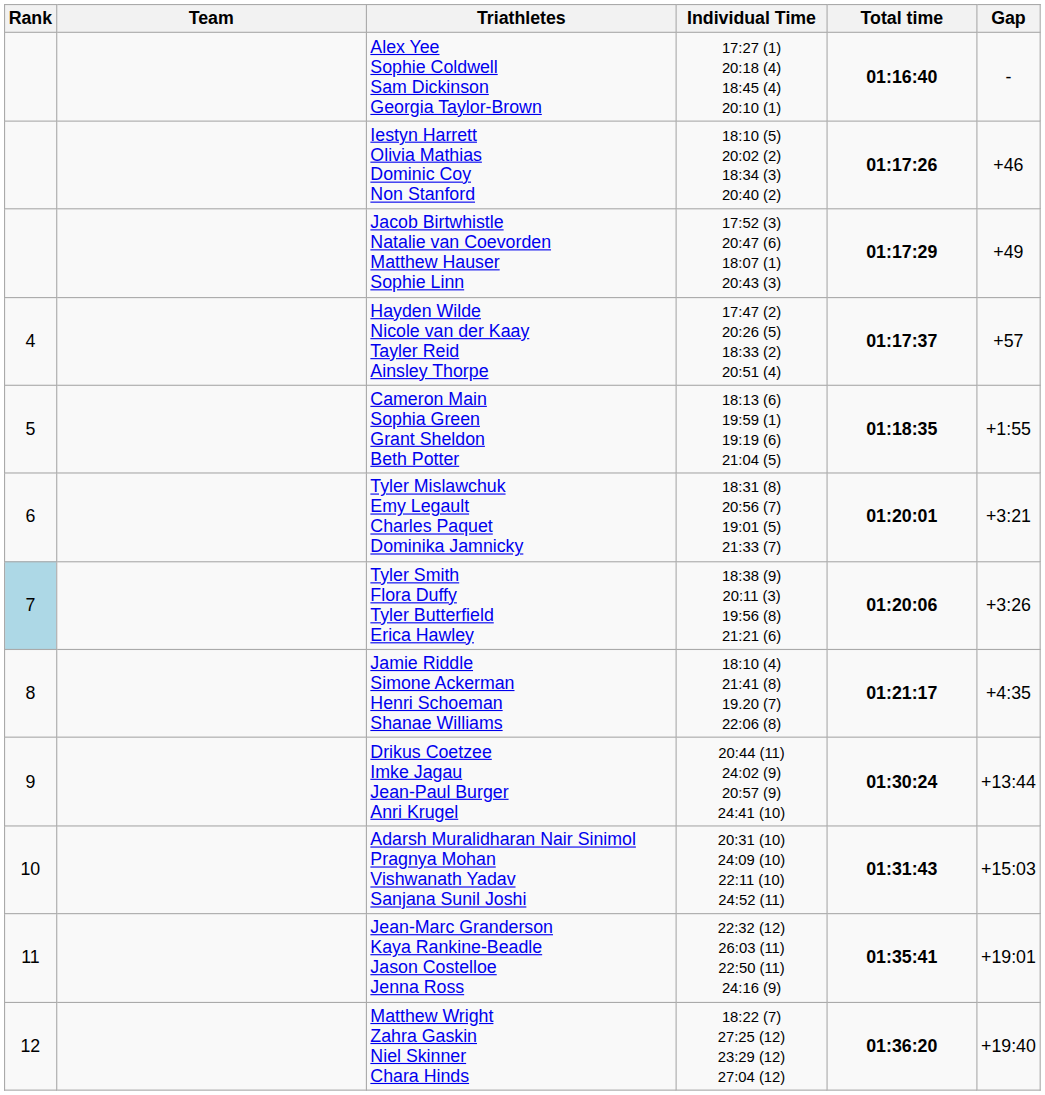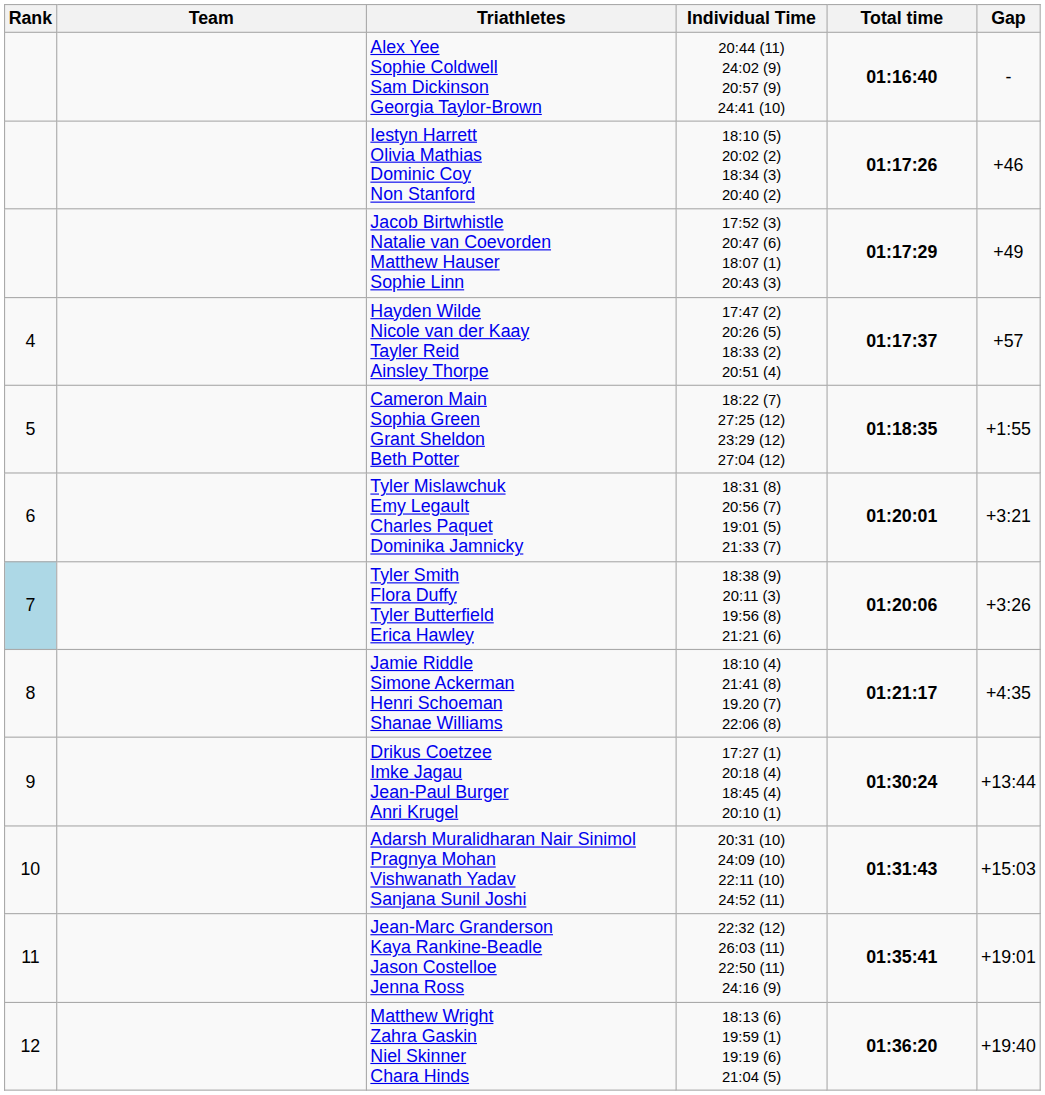(752, 77) 17:27 (1) 20:18 (4) 18:45 (4) 20:10 (1) -> (752, 77) 20:44 (11) 24:02 (9) 20:57 (9) 24:41 (10)
(752, 430) 18:13 (6) 19:59 (1) 19:19 (6) 21:04 (5) -> (752, 430) 18:22 (7) 27:25 (12) 23:29 (12) 27:04 (12)
(752, 782) 20:44 (11) 24:02 (9) 20:57 (9) 24:41 (10) -> (752, 782) 17:27 (1) 20:18 (4) 18:45 (4) 20:10 (1)
(752, 1046) 18:22 (7) 27:25 (12) 23:29 (12) 27:04 (12) -> (752, 1046) 18:13 (6) 19:59 (1) 19:19 (6) 21:04 (5)
